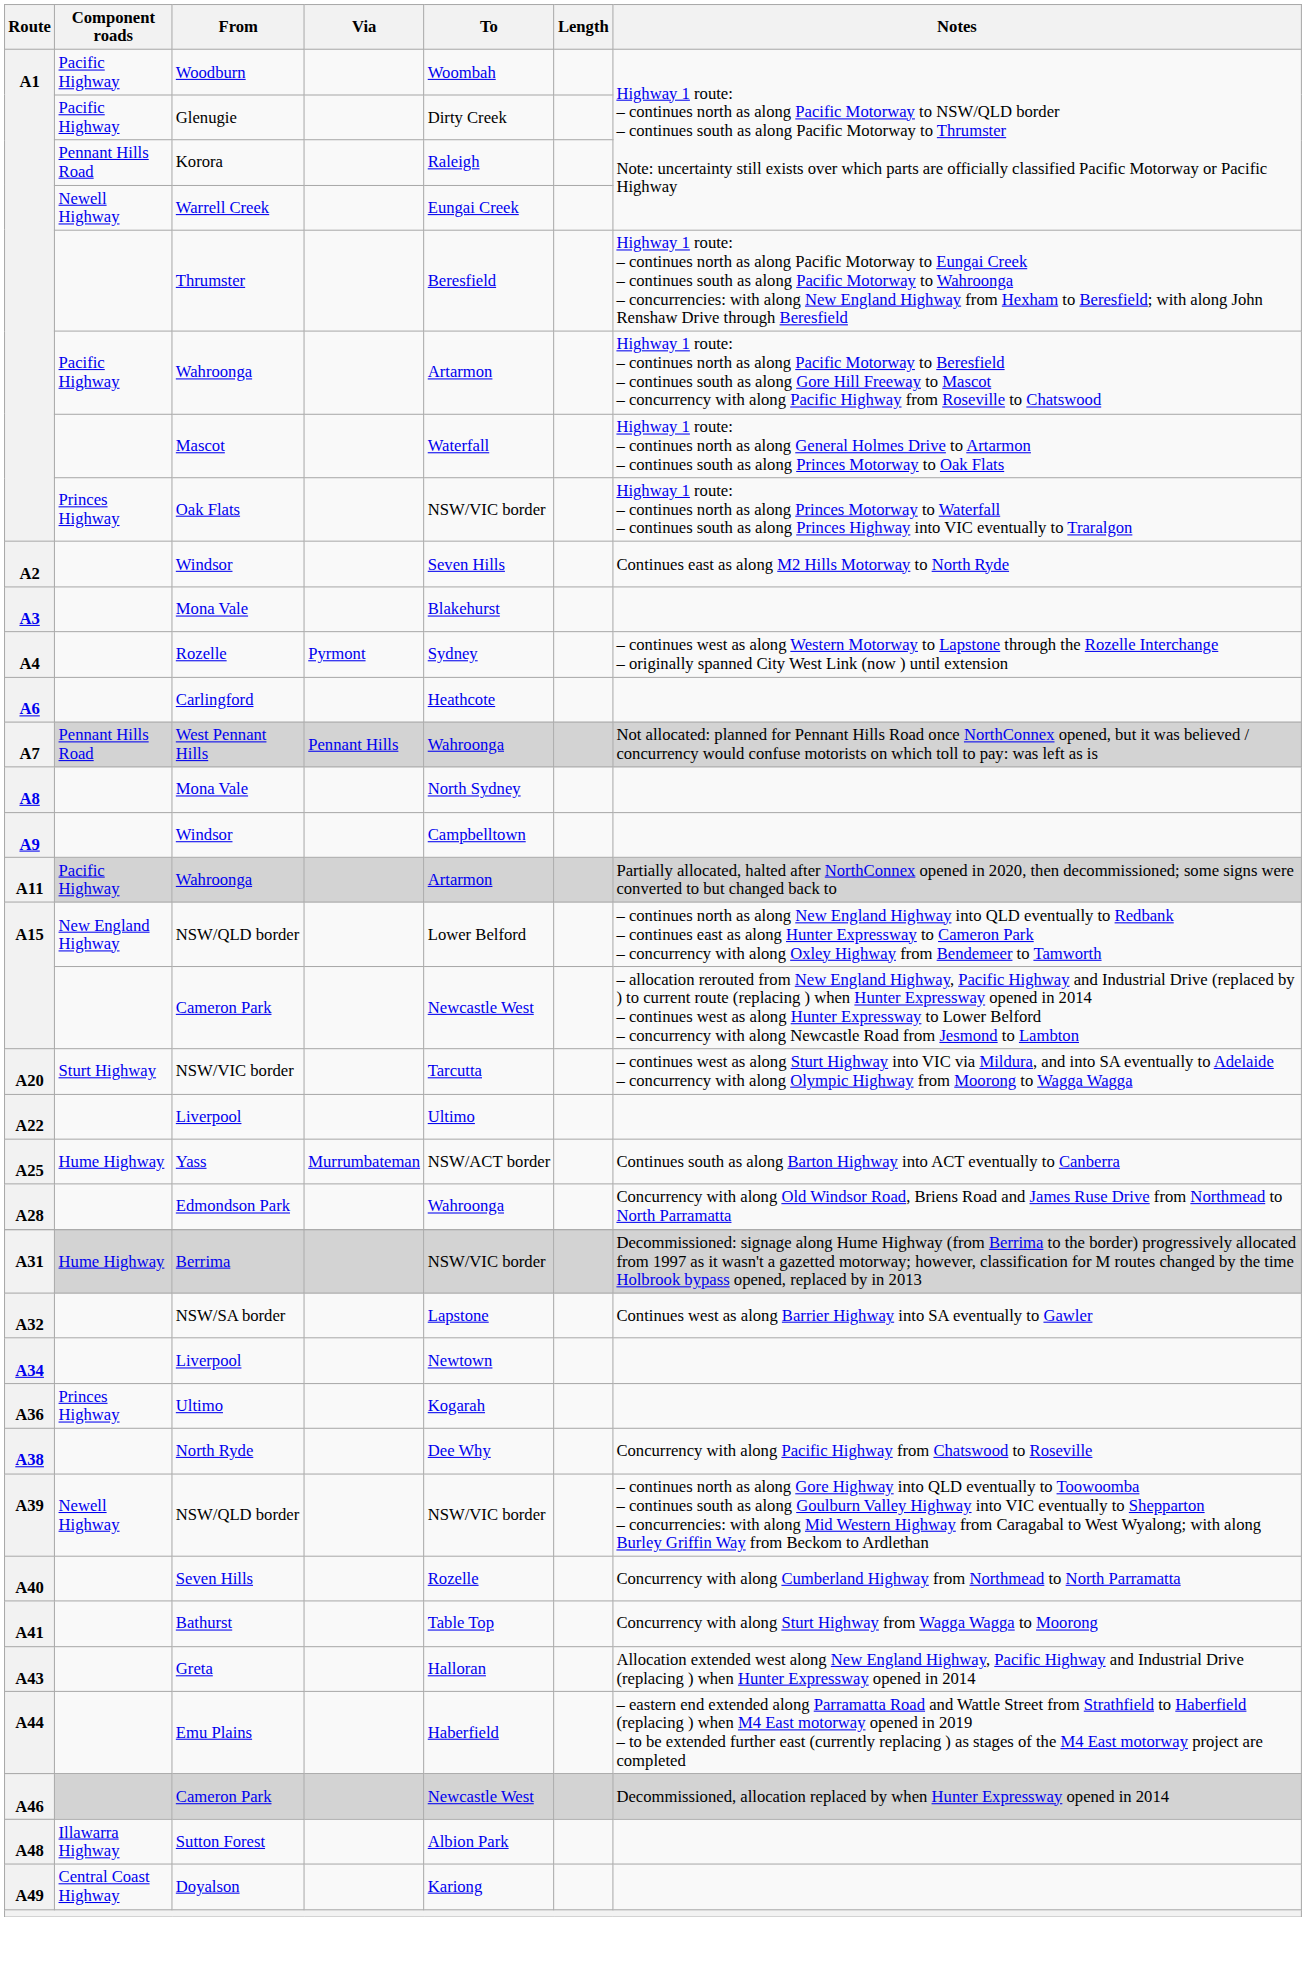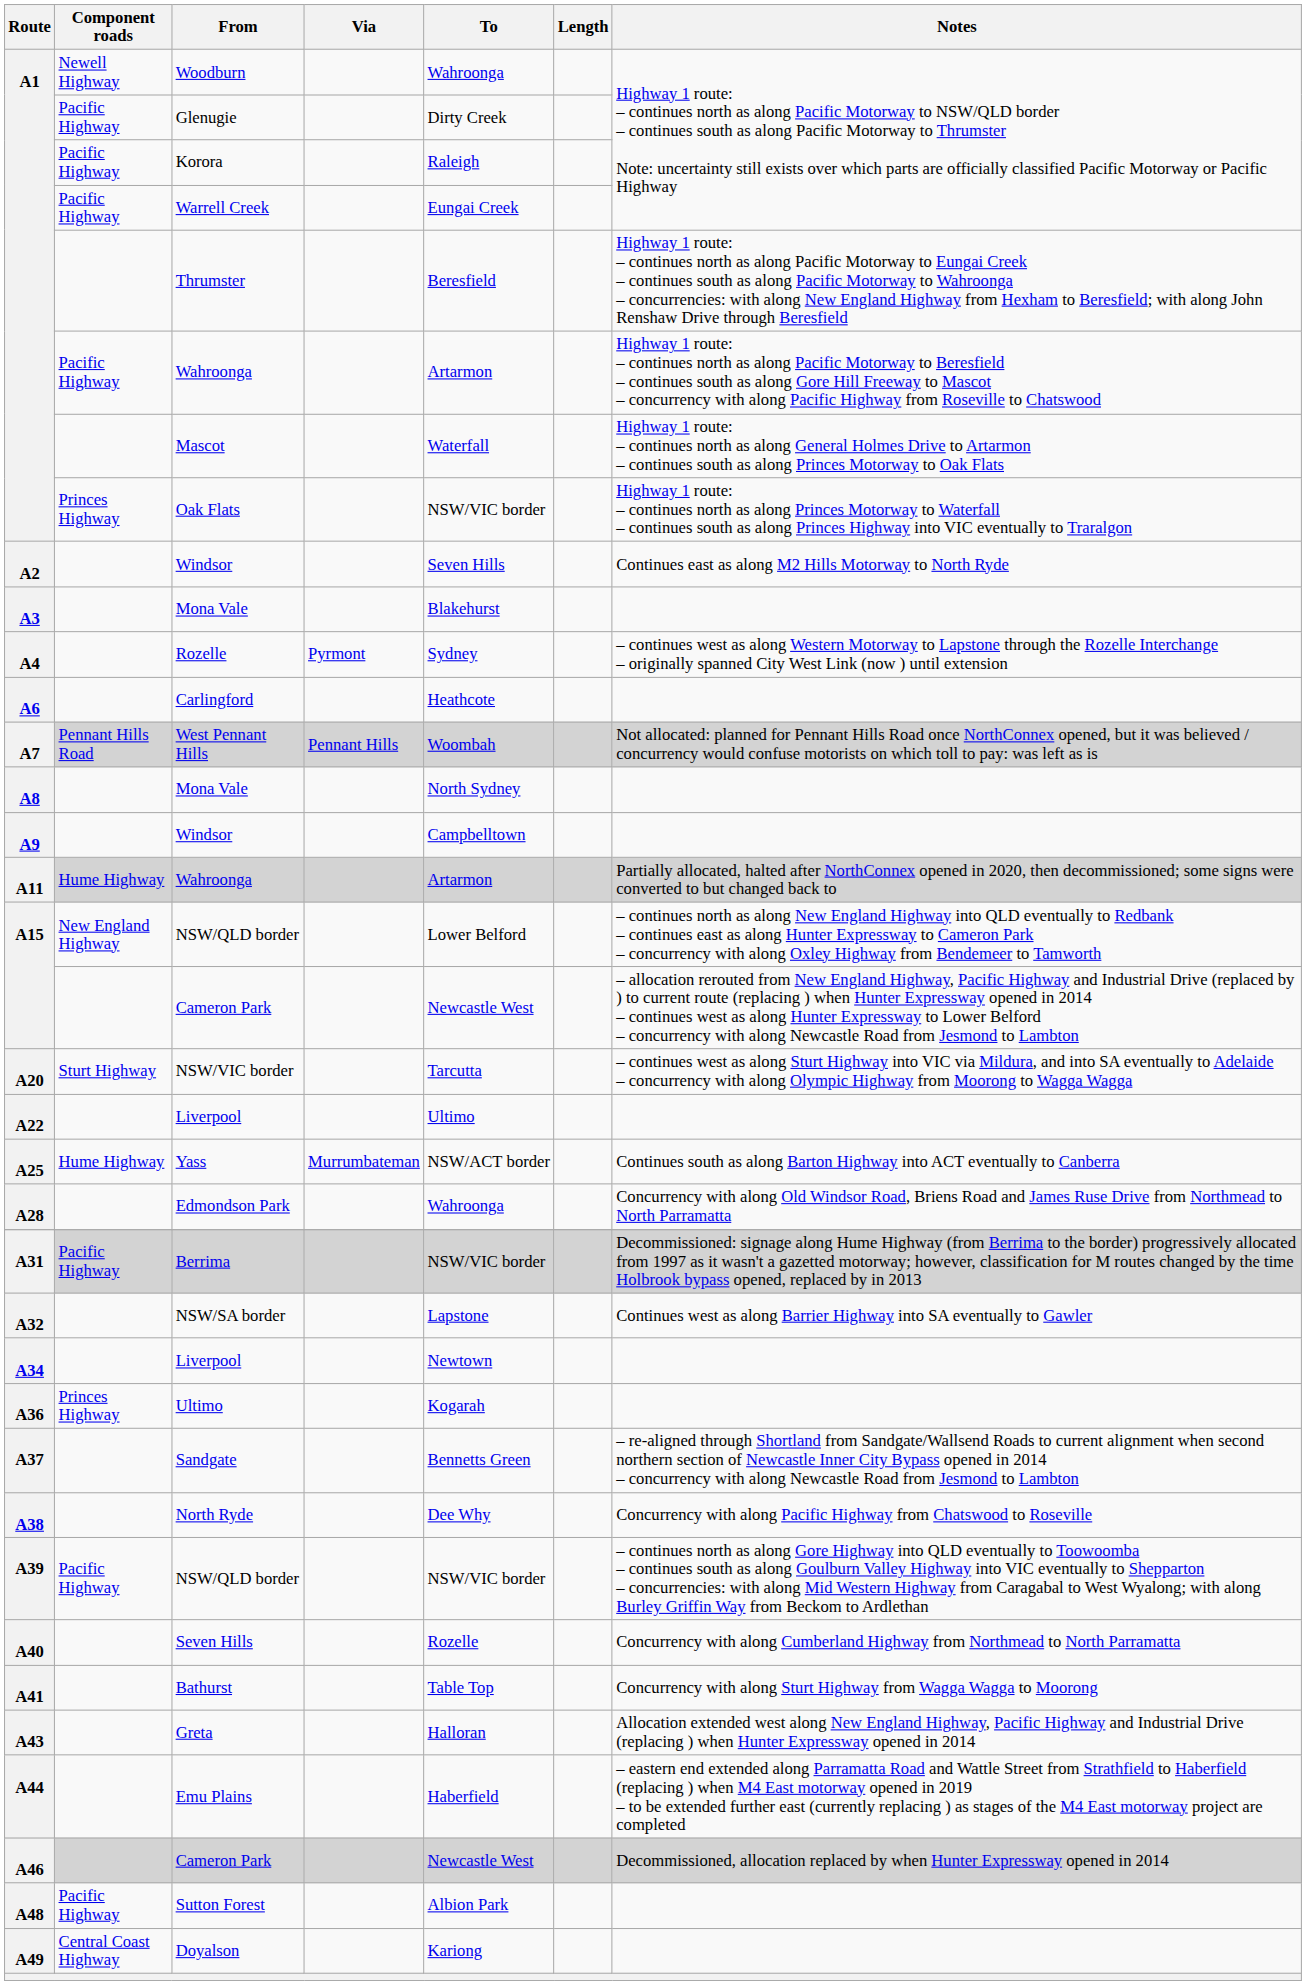(89, 72) Pacific Highway -> (89, 72) Newell Highway
(462, 72) Woombah -> (466, 72) Wahroonga
(104, 162) Pennant Hills Road -> (89, 162) Pacific Highway
(89, 207) Newell Highway -> (89, 207) Pacific Highway
(466, 744) Wahroonga -> (462, 744) Woombah
(89, 879) Pacific Highway -> (111, 879) Hume Highway
(111, 1261) Hume Highway -> (89, 1261) Pacific Highway
+ row: (30, 1460)
(89, 1514) Newell Highway -> (89, 1578) Pacific Highway
(89, 1841) Illawarra Highway -> (89, 1905) Pacific Highway
